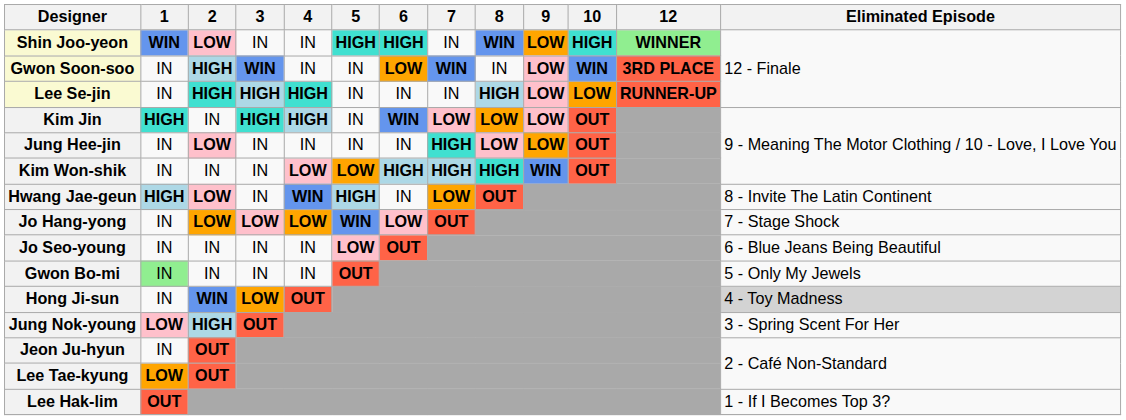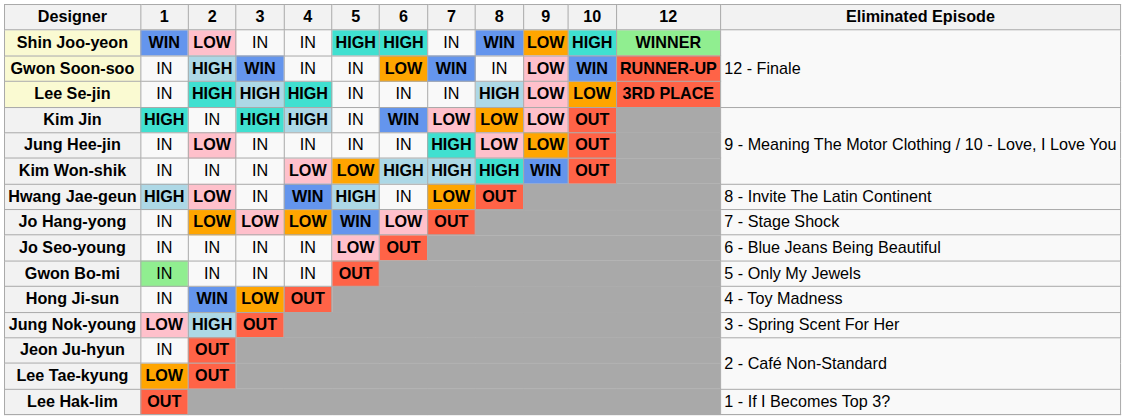(668, 68) 3RD PLACE -> (668, 68) RUNNER-UP
(668, 94) RUNNER-UP -> (668, 94) 3RD PLACE
(783, 299) lightgrey background -> (783, 299) no background
